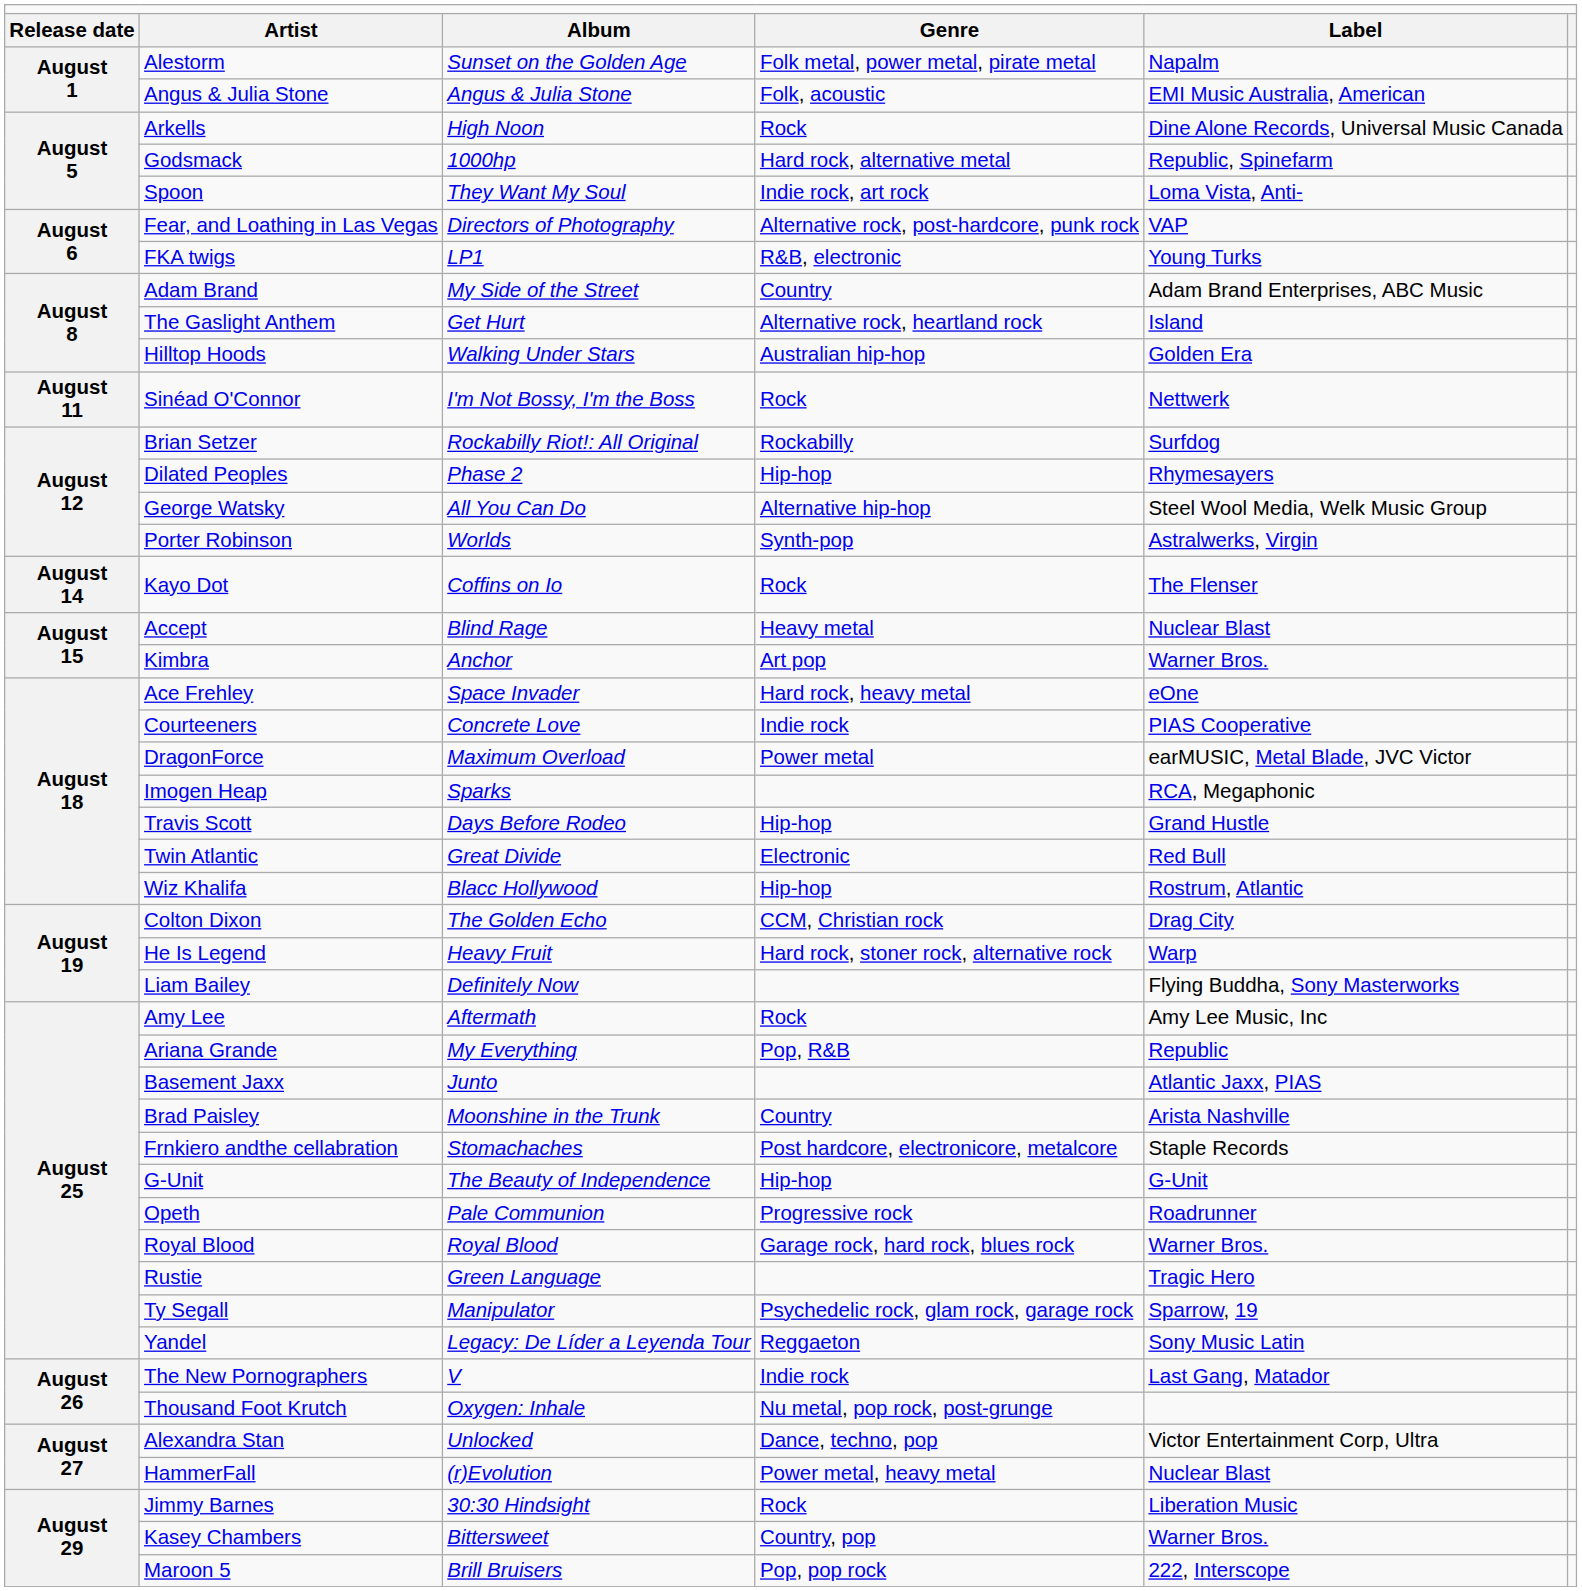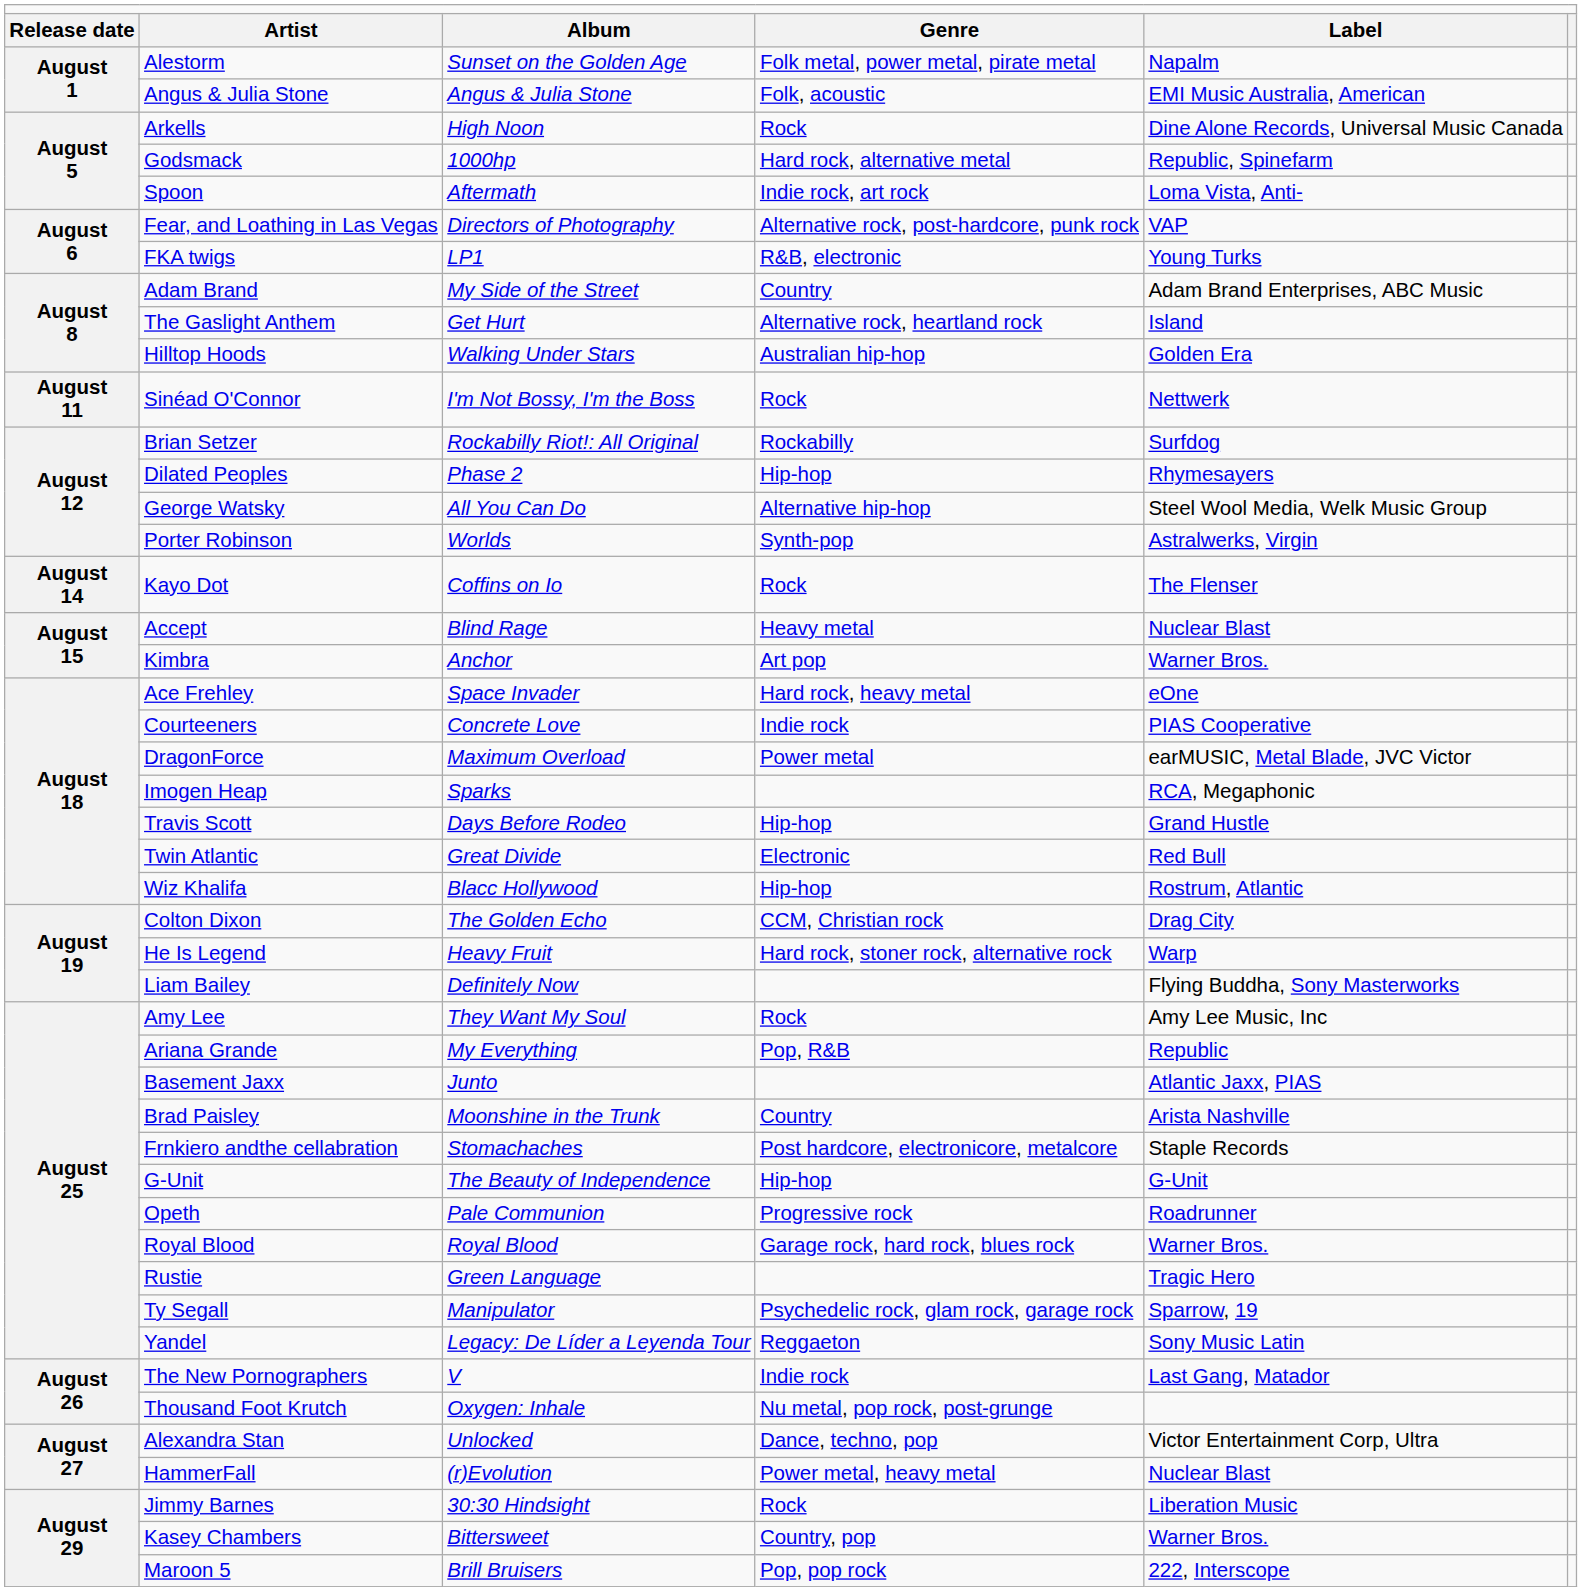(536, 192) They Want My Soul -> (492, 192) Aftermath
(492, 1018) Aftermath -> (536, 1018) They Want My Soul
